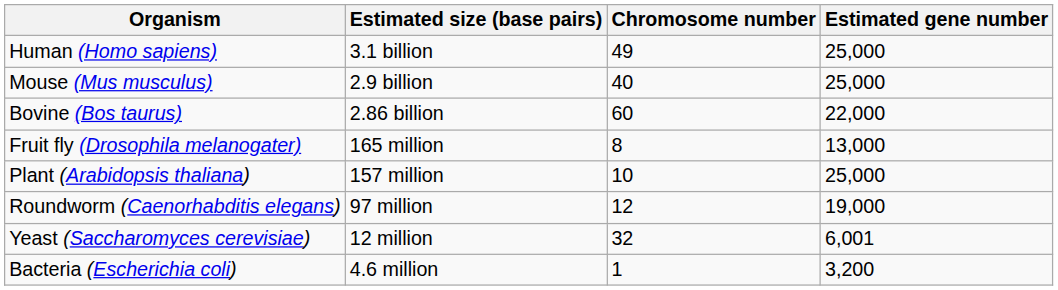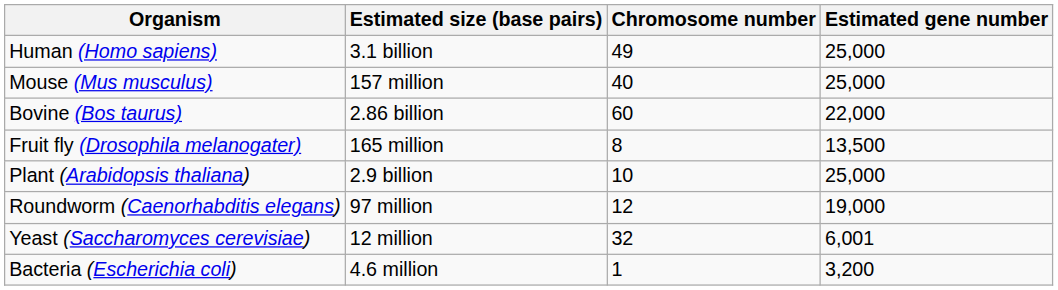(391, 82) 2.9 billion -> (397, 82) 157 million
(855, 144) 13,000 -> (855, 144) 13,500
(397, 176) 157 million -> (391, 176) 2.9 billion
